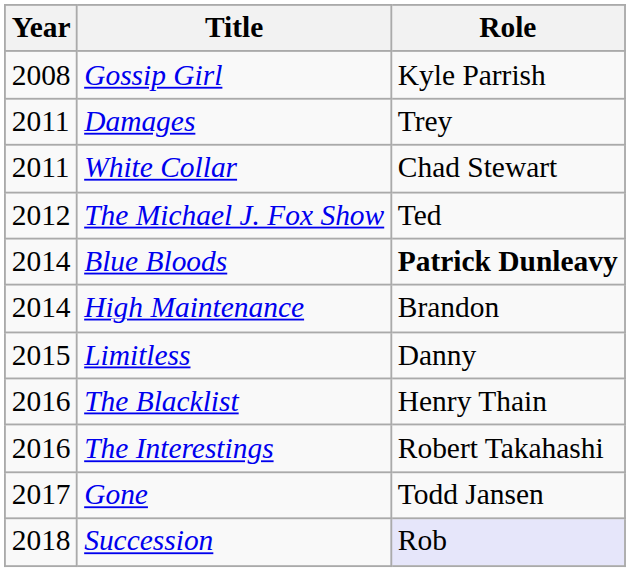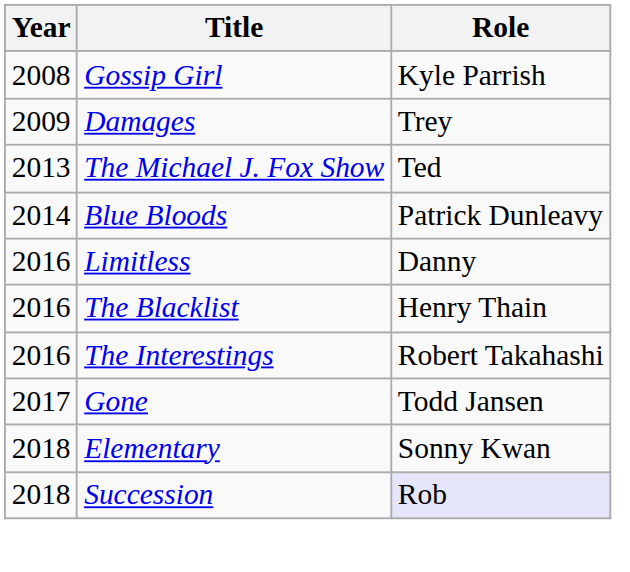(41, 121) 2011 -> (41, 121) 2009
- row: (161, 167)
(41, 214) 2012 -> (41, 167) 2013
(508, 261) bold -> (500, 214) normal
- row: (194, 307)
(41, 354) 2015 -> (41, 261) 2016
+ row: (152, 448)
